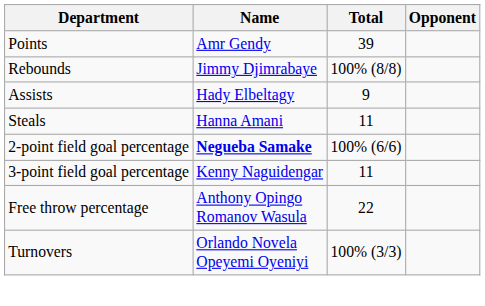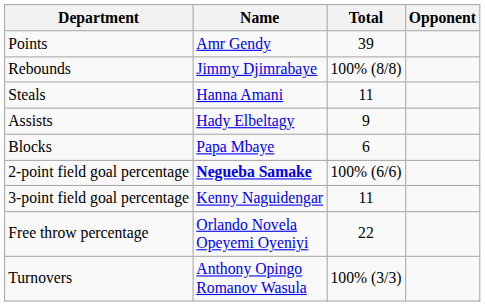rows swapped: (30, 95) <-> (27, 121)
+ row: (30, 147)
(252, 208) Anthony Opingo Romanov Wasula -> (252, 234) Orlando Novela Opeyemi Oyeniyi
(252, 252) Orlando Novela Opeyemi Oyeniyi -> (252, 278) Anthony Opingo Romanov Wasula
